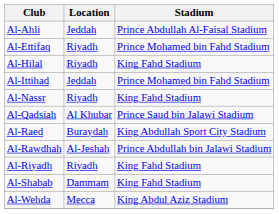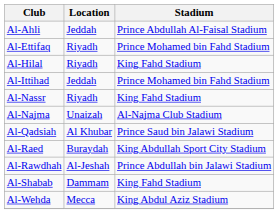+ row: (28, 115)
- row: (29, 166)
